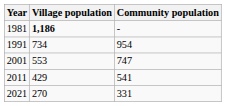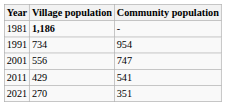(40, 61) 553 -> (40, 61) 556
(124, 93) 331 -> (124, 93) 351
